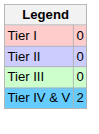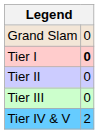+ row: (42, 35)
(80, 35) normal -> (87, 56) bold
